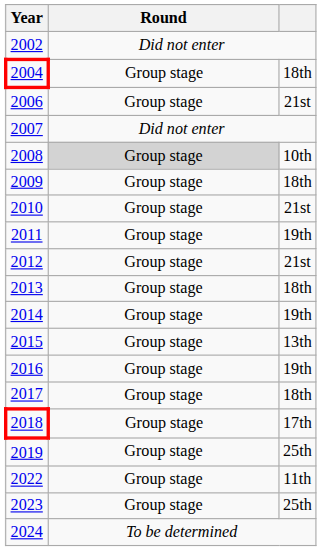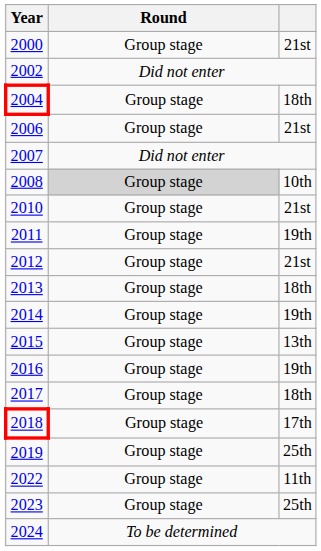+ row: (27, 44)
- row: (27, 182)
